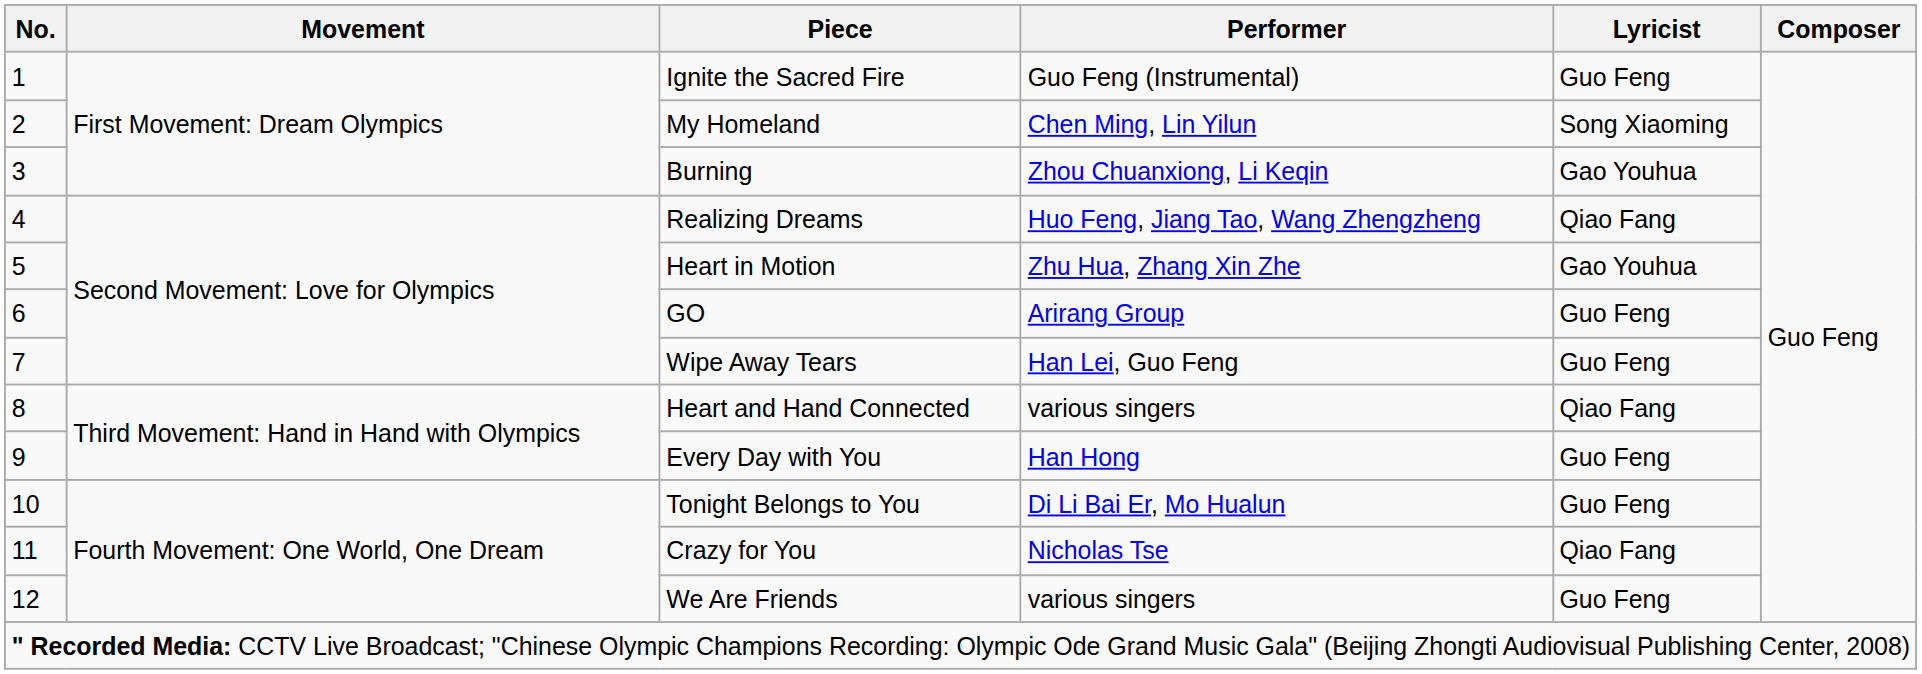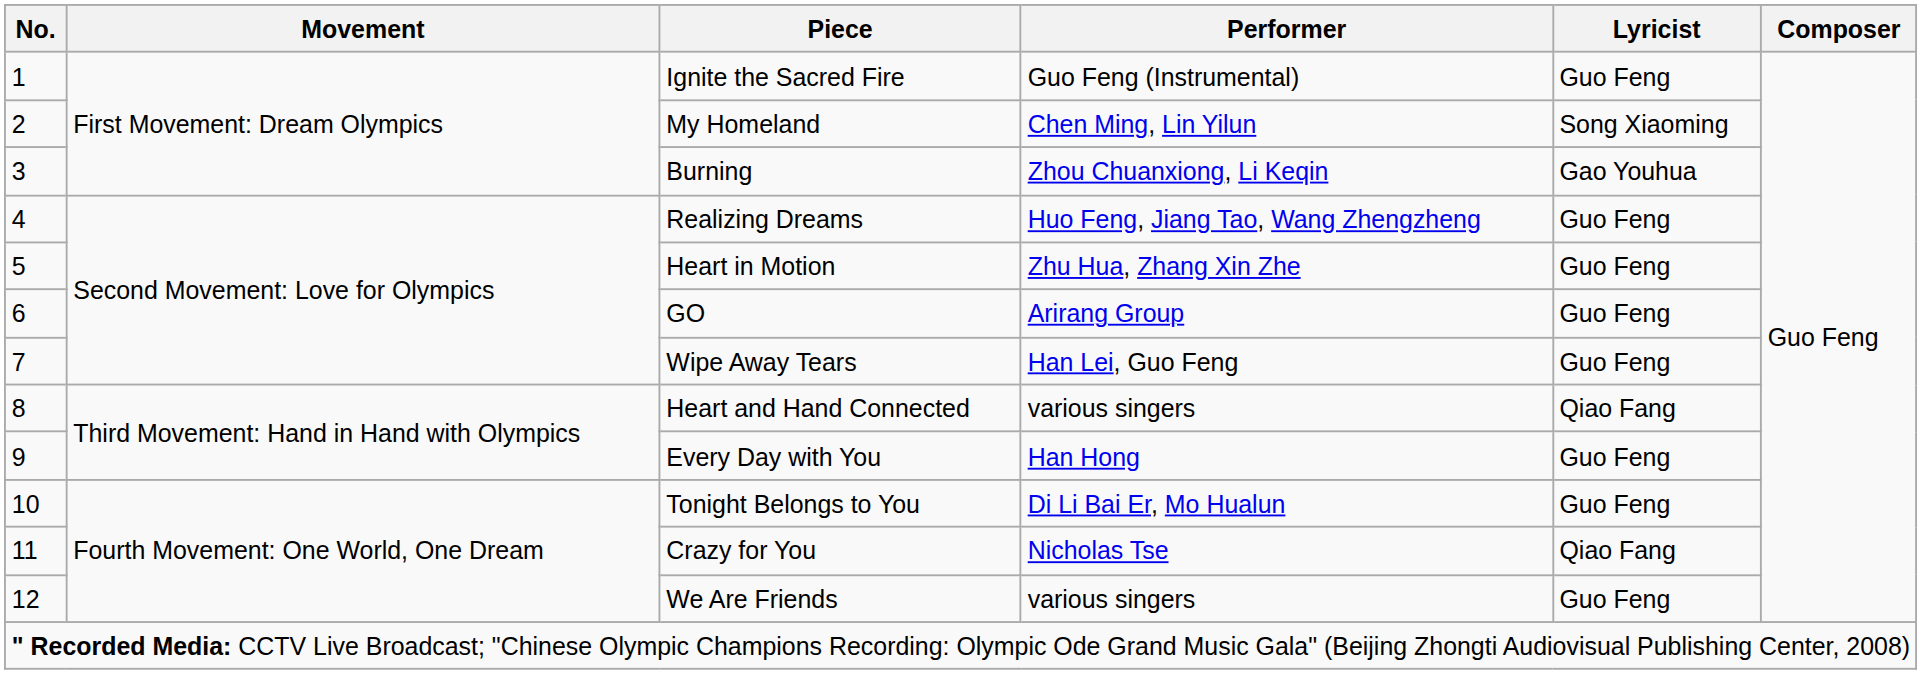(1618, 219) Qiao Fang -> (1615, 219) Guo Feng
(1628, 267) Gao Youhua -> (1615, 267) Guo Feng
